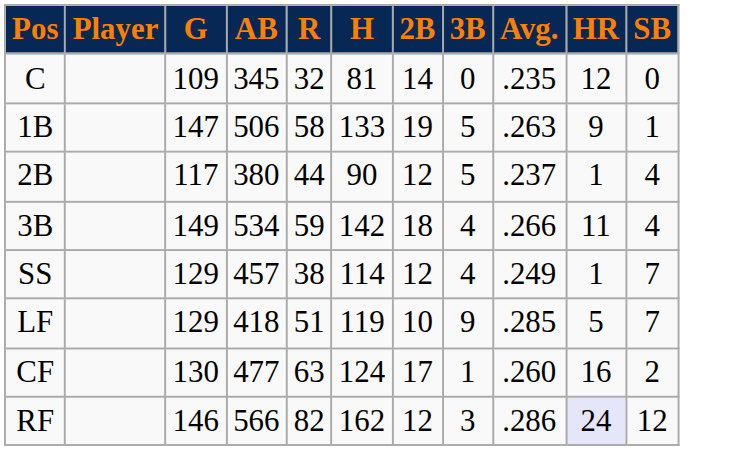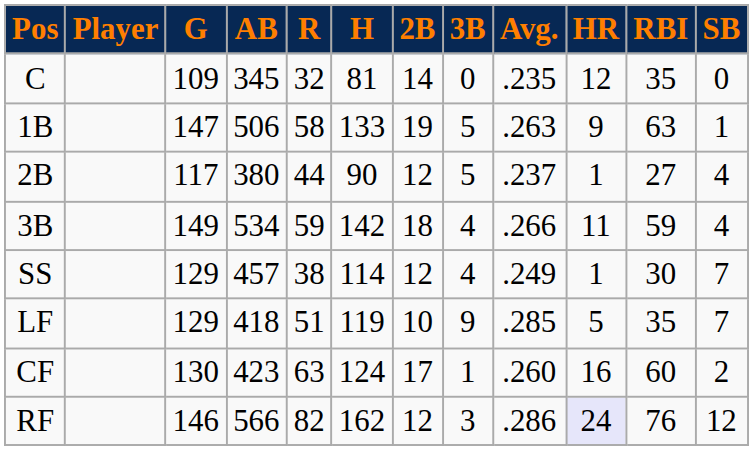+ column: (661, 28)
(256, 371) 477 -> (256, 371) 423
